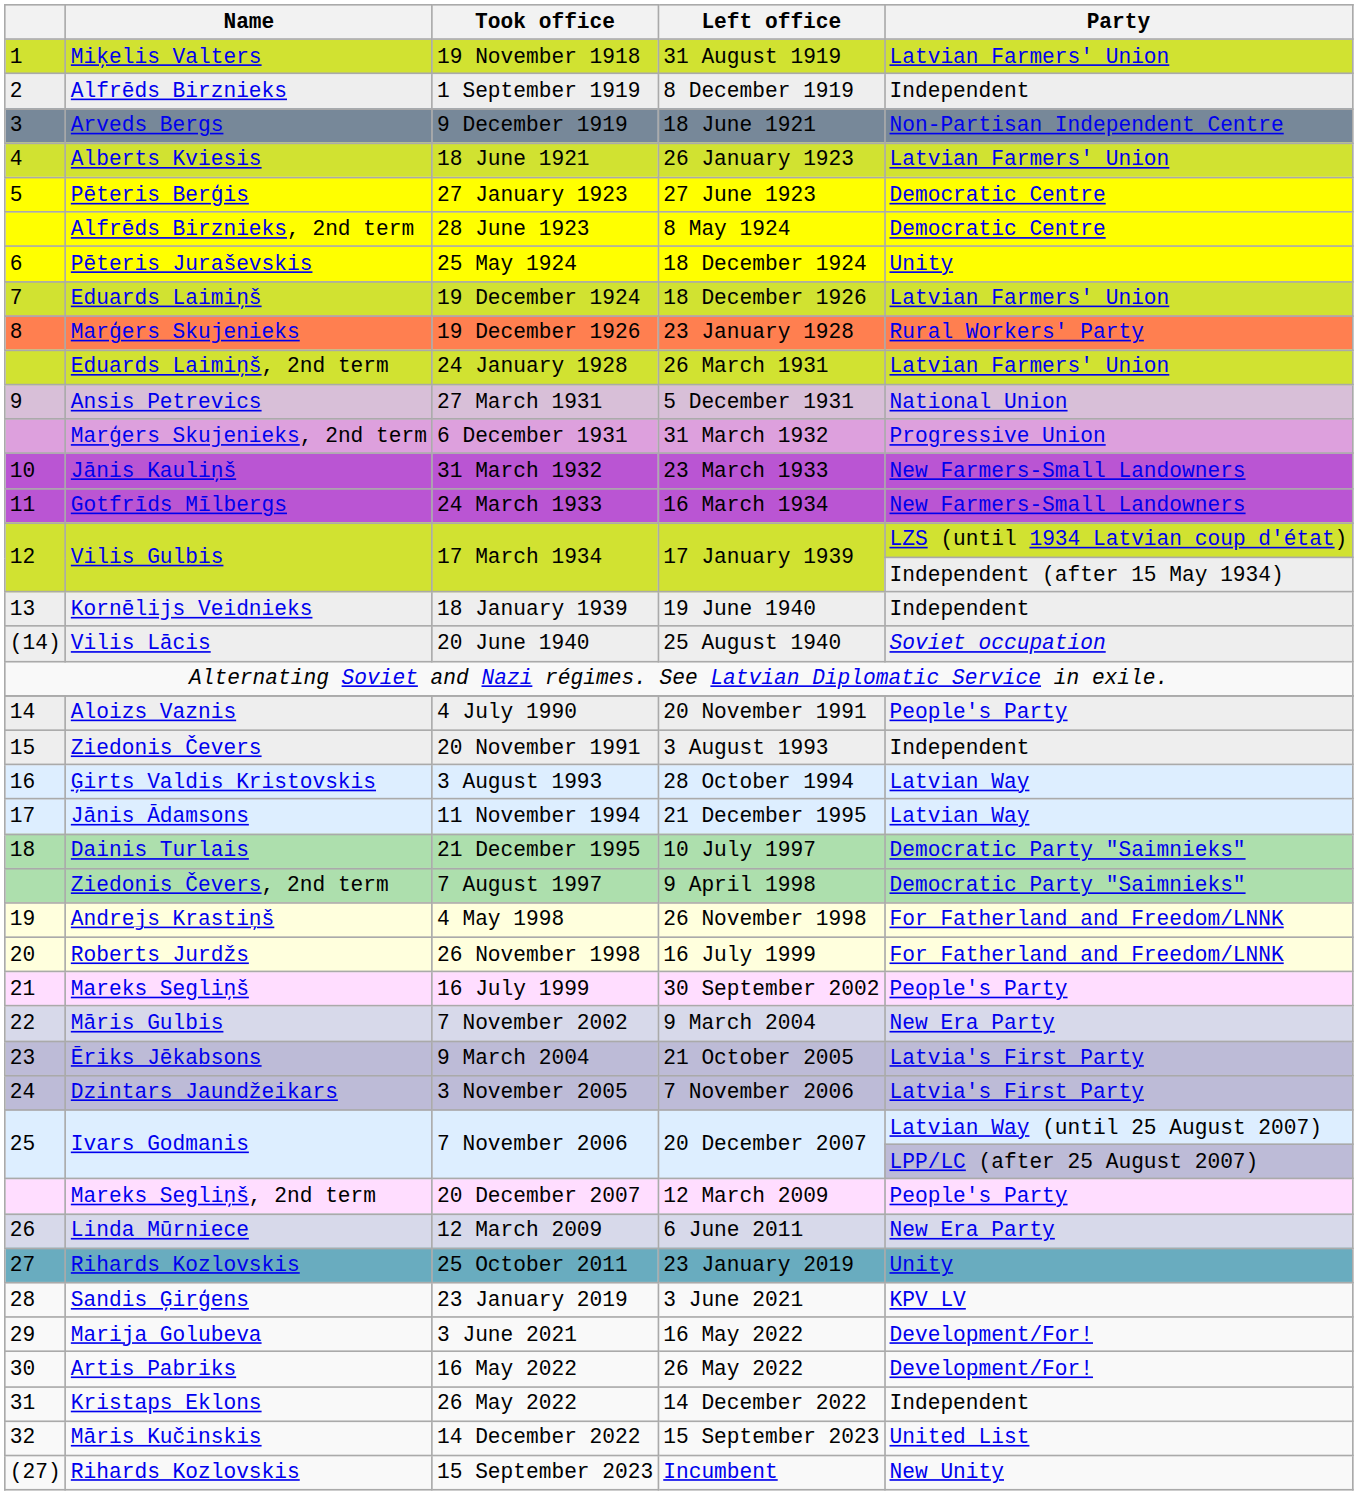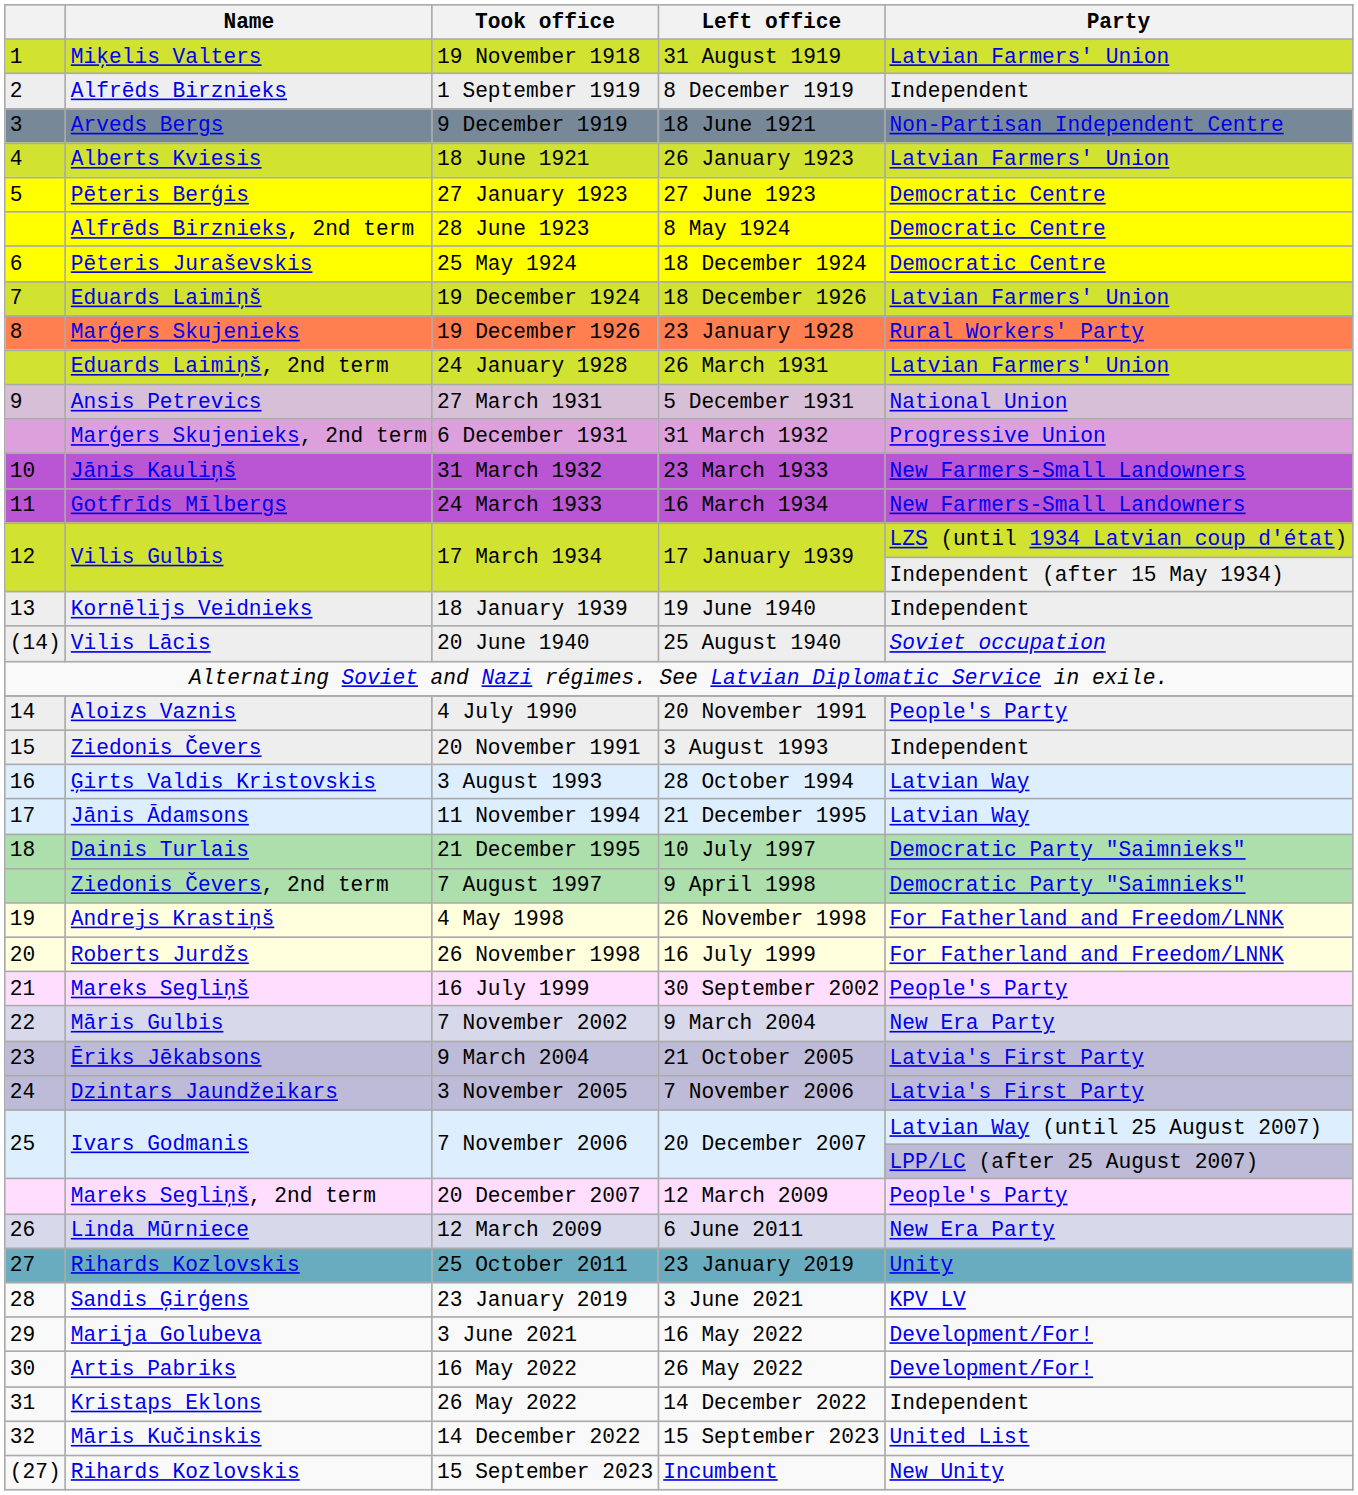(921, 264) Unity -> (998, 264) Democratic Centre
